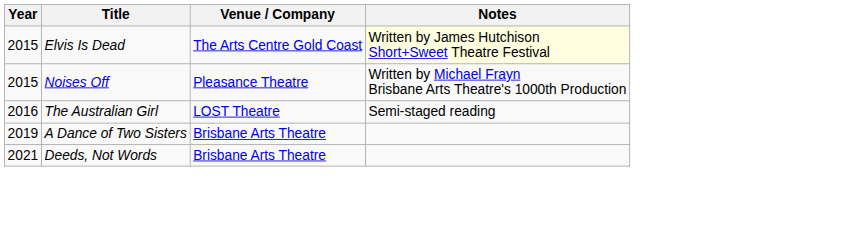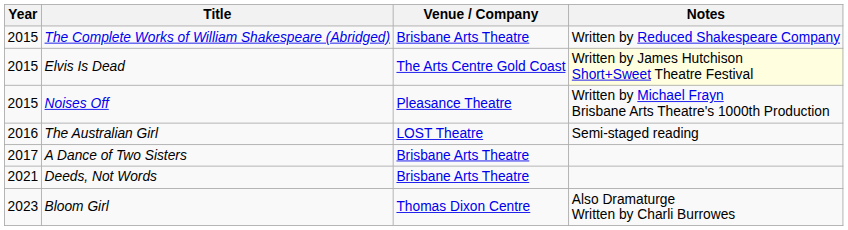+ row: (217, 37)
(23, 133) 2019 -> (23, 155) 2017
+ row: (77, 206)
